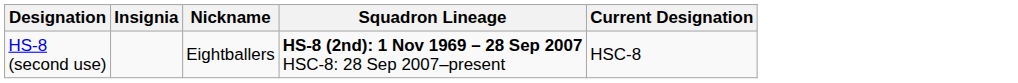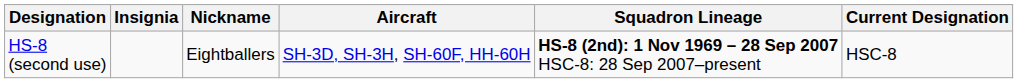+ column: (407, 17)
